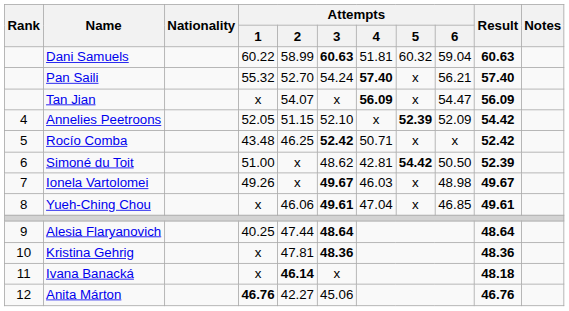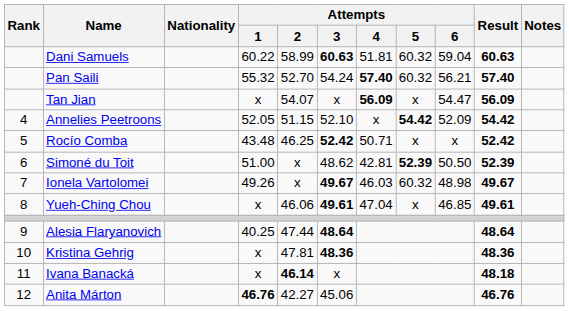(415, 78) x -> (415, 78) 60.32
(415, 120) 52.39 -> (415, 120) 54.42
(415, 162) 54.42 -> (415, 162) 52.39
(415, 183) x -> (415, 183) 60.32
